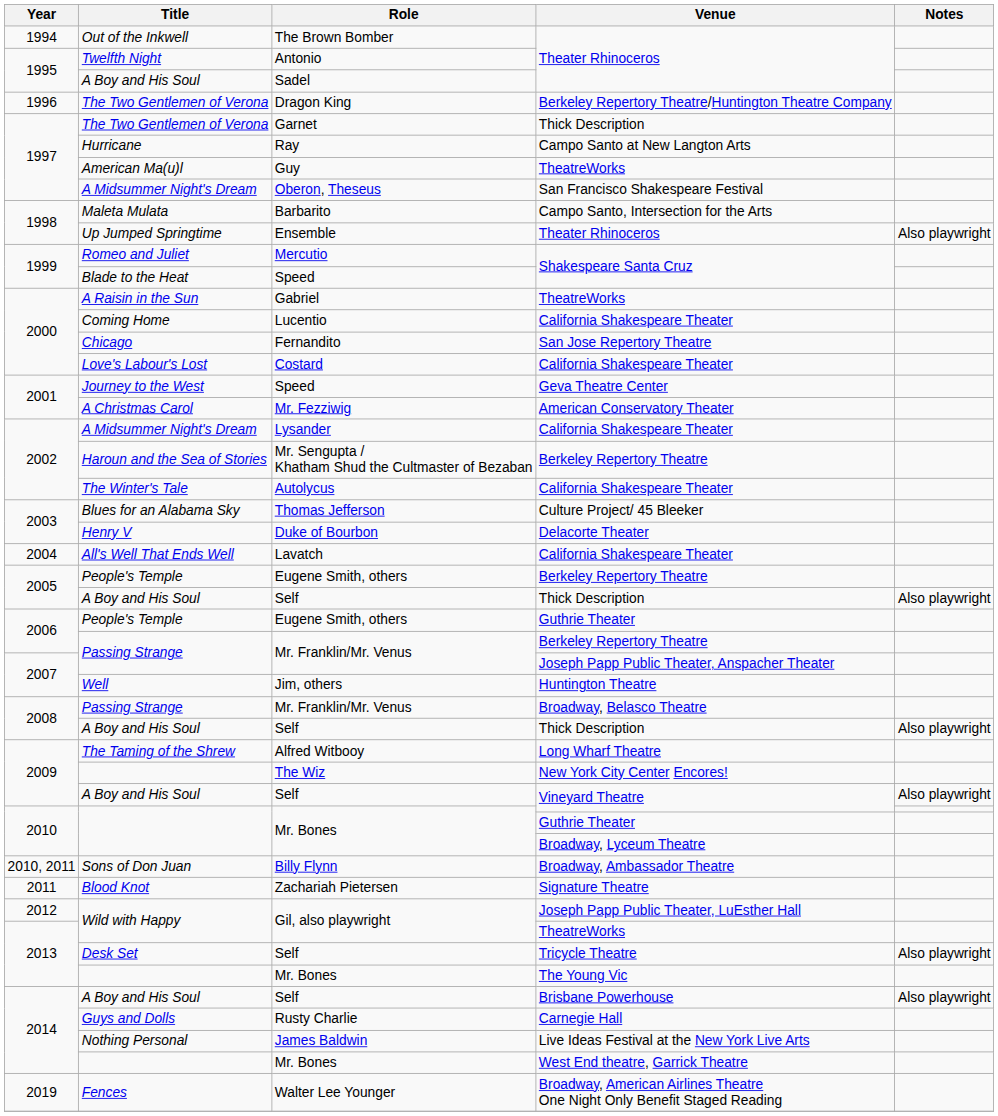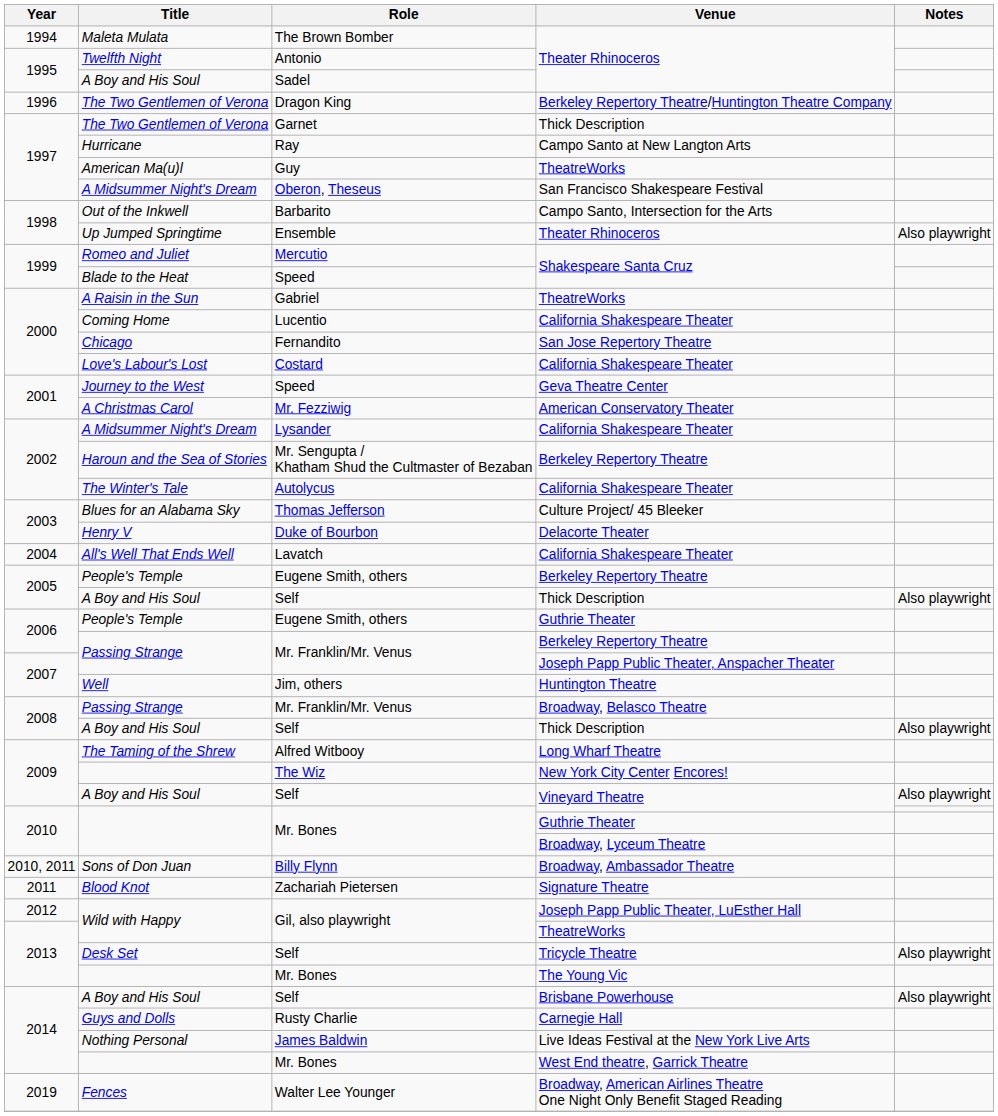(135, 37) Out of the Inkwell -> (125, 37) Maleta Mulata
(125, 211) Maleta Mulata -> (135, 211) Out of the Inkwell
